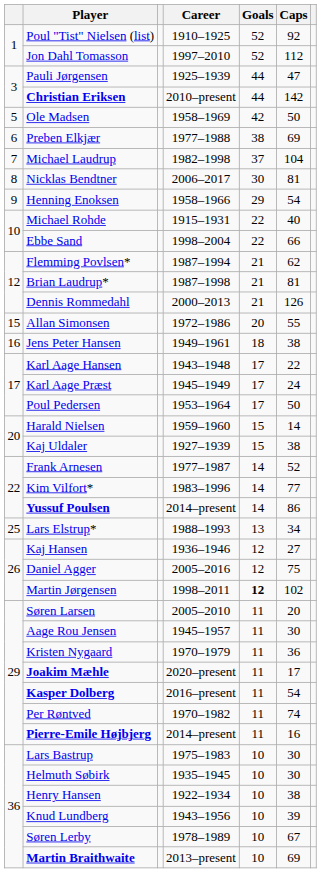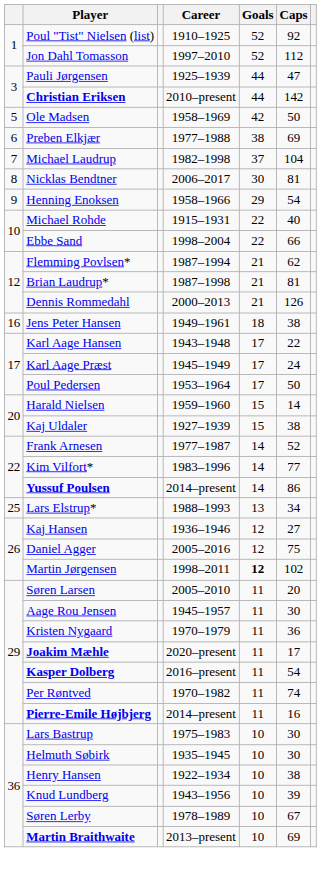- row: (68, 323)
